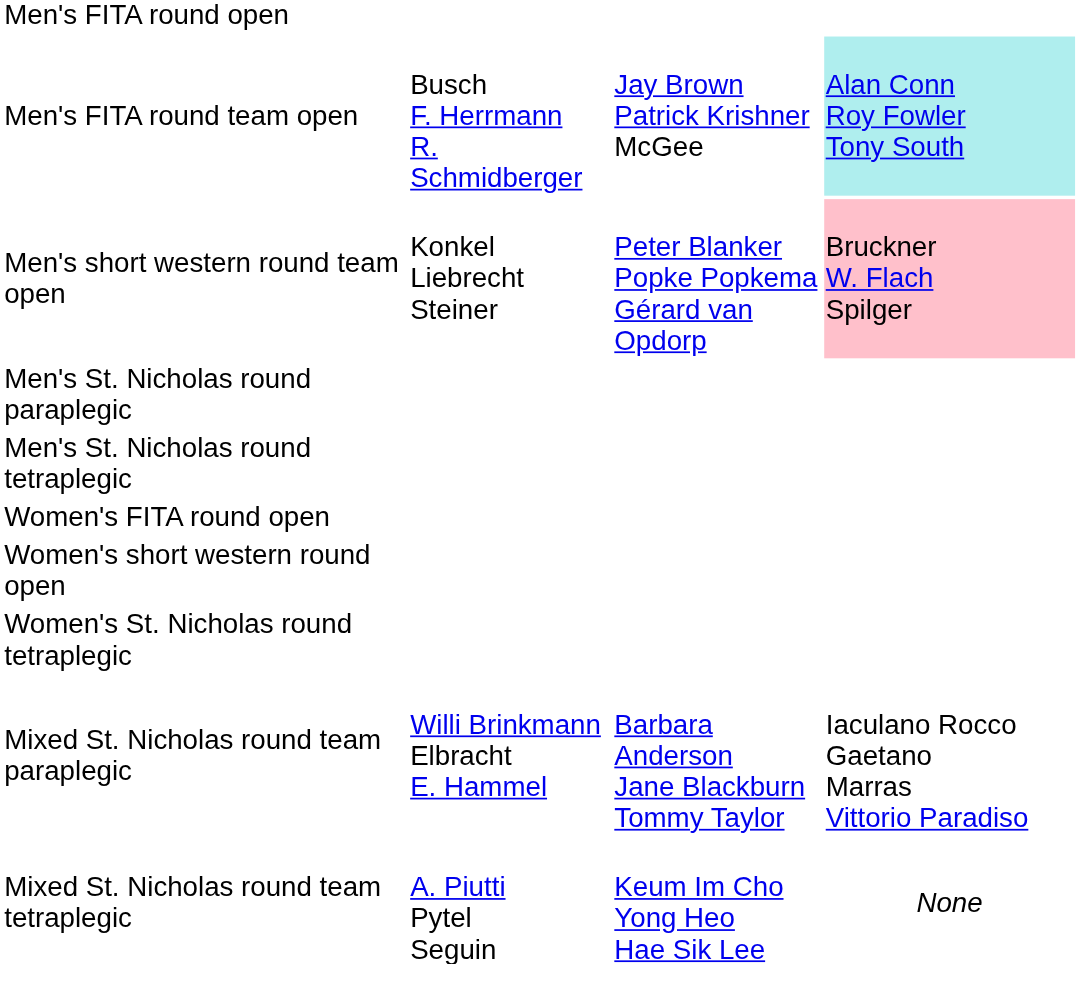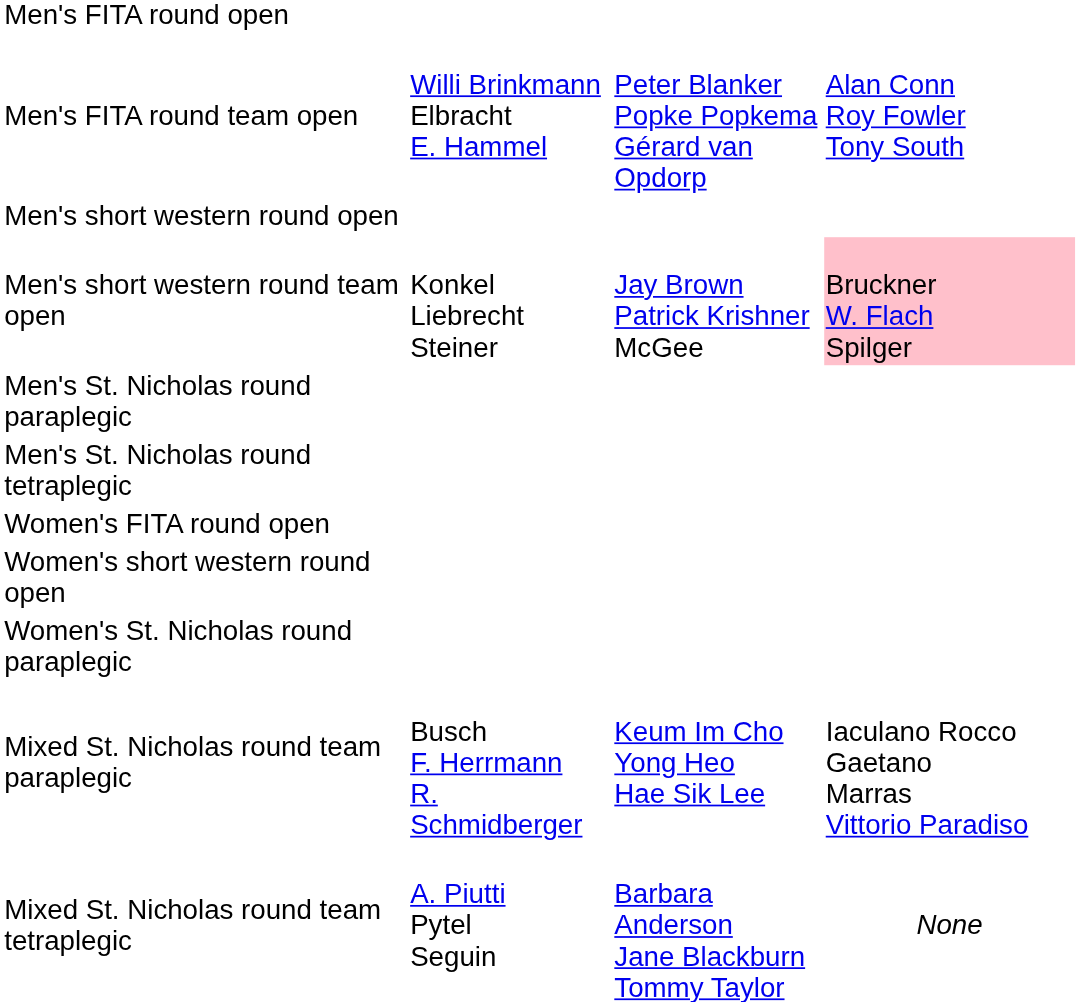(496, 131) Busch F. Herrmann R. Schmidberger -> (506, 115) Willi Brinkmann Elbracht E. Hammel
(712, 115) Jay Brown Patrick Krishner McGee -> (716, 131) Peter Blanker Popke Popkema Gérard van Opdorp
(896, 115) paleturquoise background -> (896, 115) no background
+ row: (201, 216)
(716, 293) Peter Blanker Popke Popkema Gérard van Opdorp -> (712, 316) Jay Brown Patrick Krishner McGee
+ row: (178, 646)
- row: (178, 639)
(506, 755) Willi Brinkmann Elbracht E. Hammel -> (496, 778) Busch F. Herrmann R. Schmidberger
(710, 771) Barbara Anderson Jane Blackburn Tommy Taylor -> (699, 762) Keum Im Cho Yong Heo Hae Sik Lee
(699, 918) Keum Im Cho Yong Heo Hae Sik Lee -> (710, 940) Barbara Anderson Jane Blackburn Tommy Taylor
